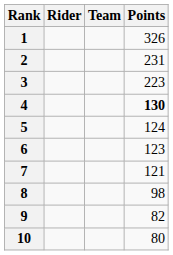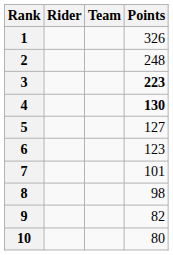(155, 60) 231 -> (155, 60) 248
(155, 82) normal -> (155, 82) bold
(155, 127) 124 -> (155, 127) 127
(155, 171) 121 -> (155, 171) 101
